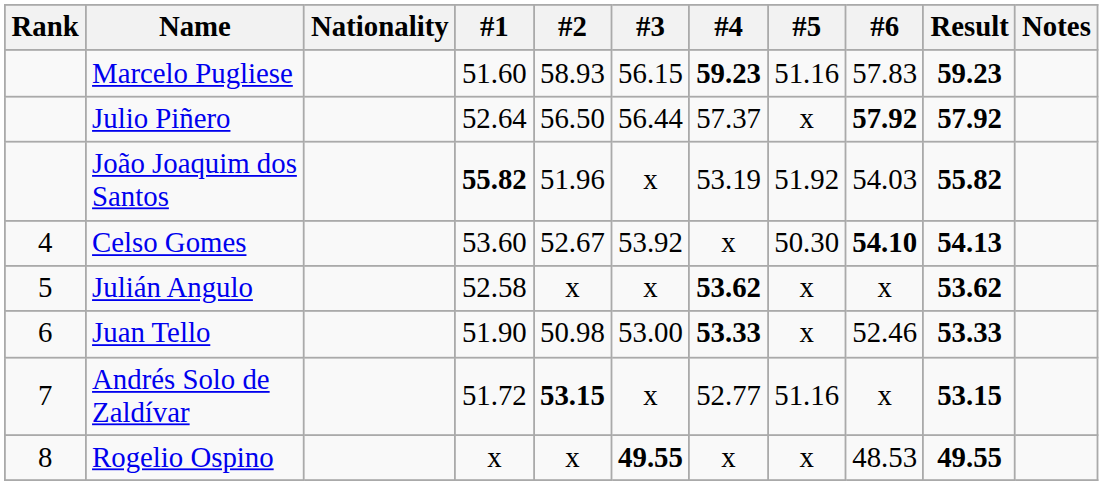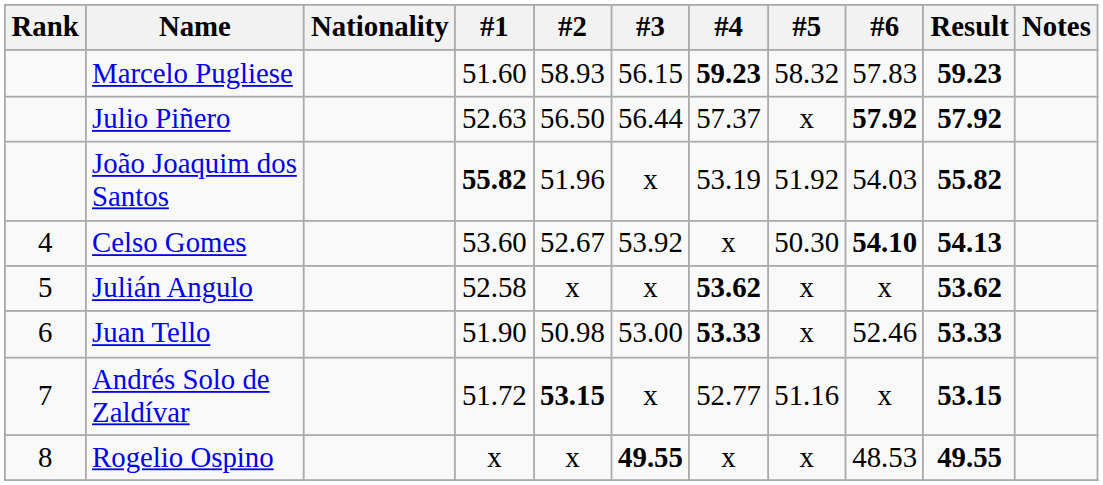(807, 73) 51.16 -> (807, 73) 58.32
(494, 118) 52.64 -> (494, 118) 52.63
